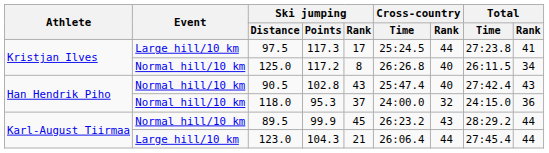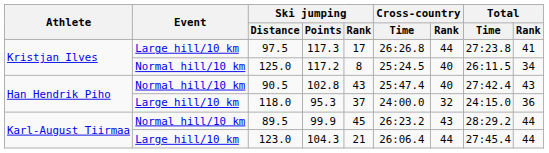(402, 48) 25:24.5 -> (402, 48) 26:26.8
(402, 66) 26:26.8 -> (402, 66) 25:24.5
(190, 102) Normal hill/10 km -> (187, 102) Large hill/10 km
